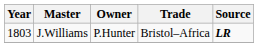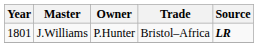(19, 33) 1803 -> (19, 33) 1801
